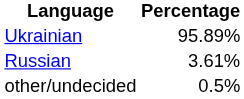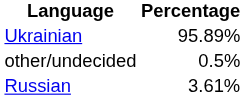rows swapped: (38, 61) <-> (70, 86)
